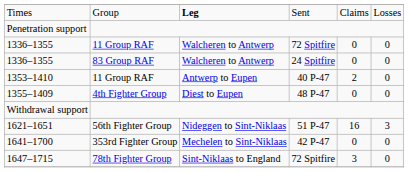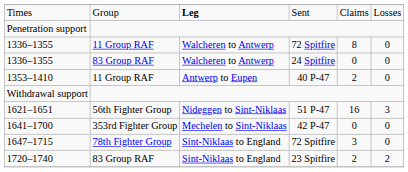(354, 45) 0 -> (354, 45) 8
- row: (30, 93)
+ row: (30, 158)
